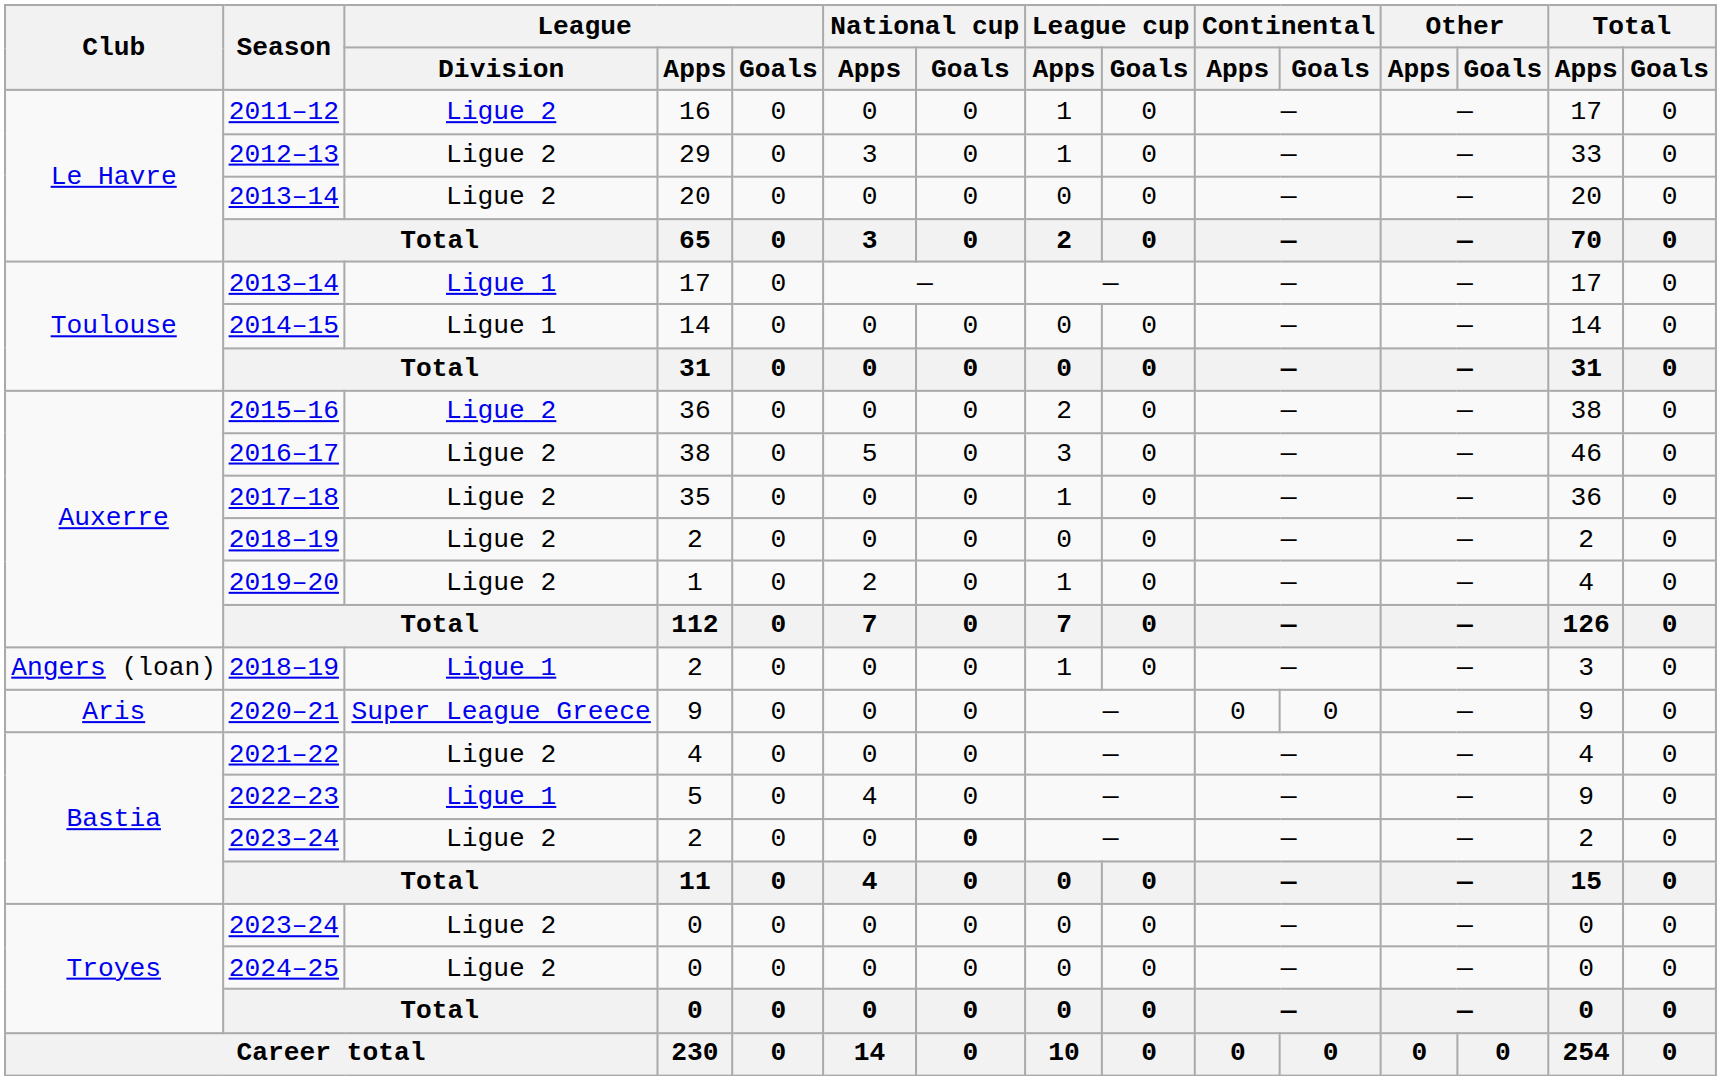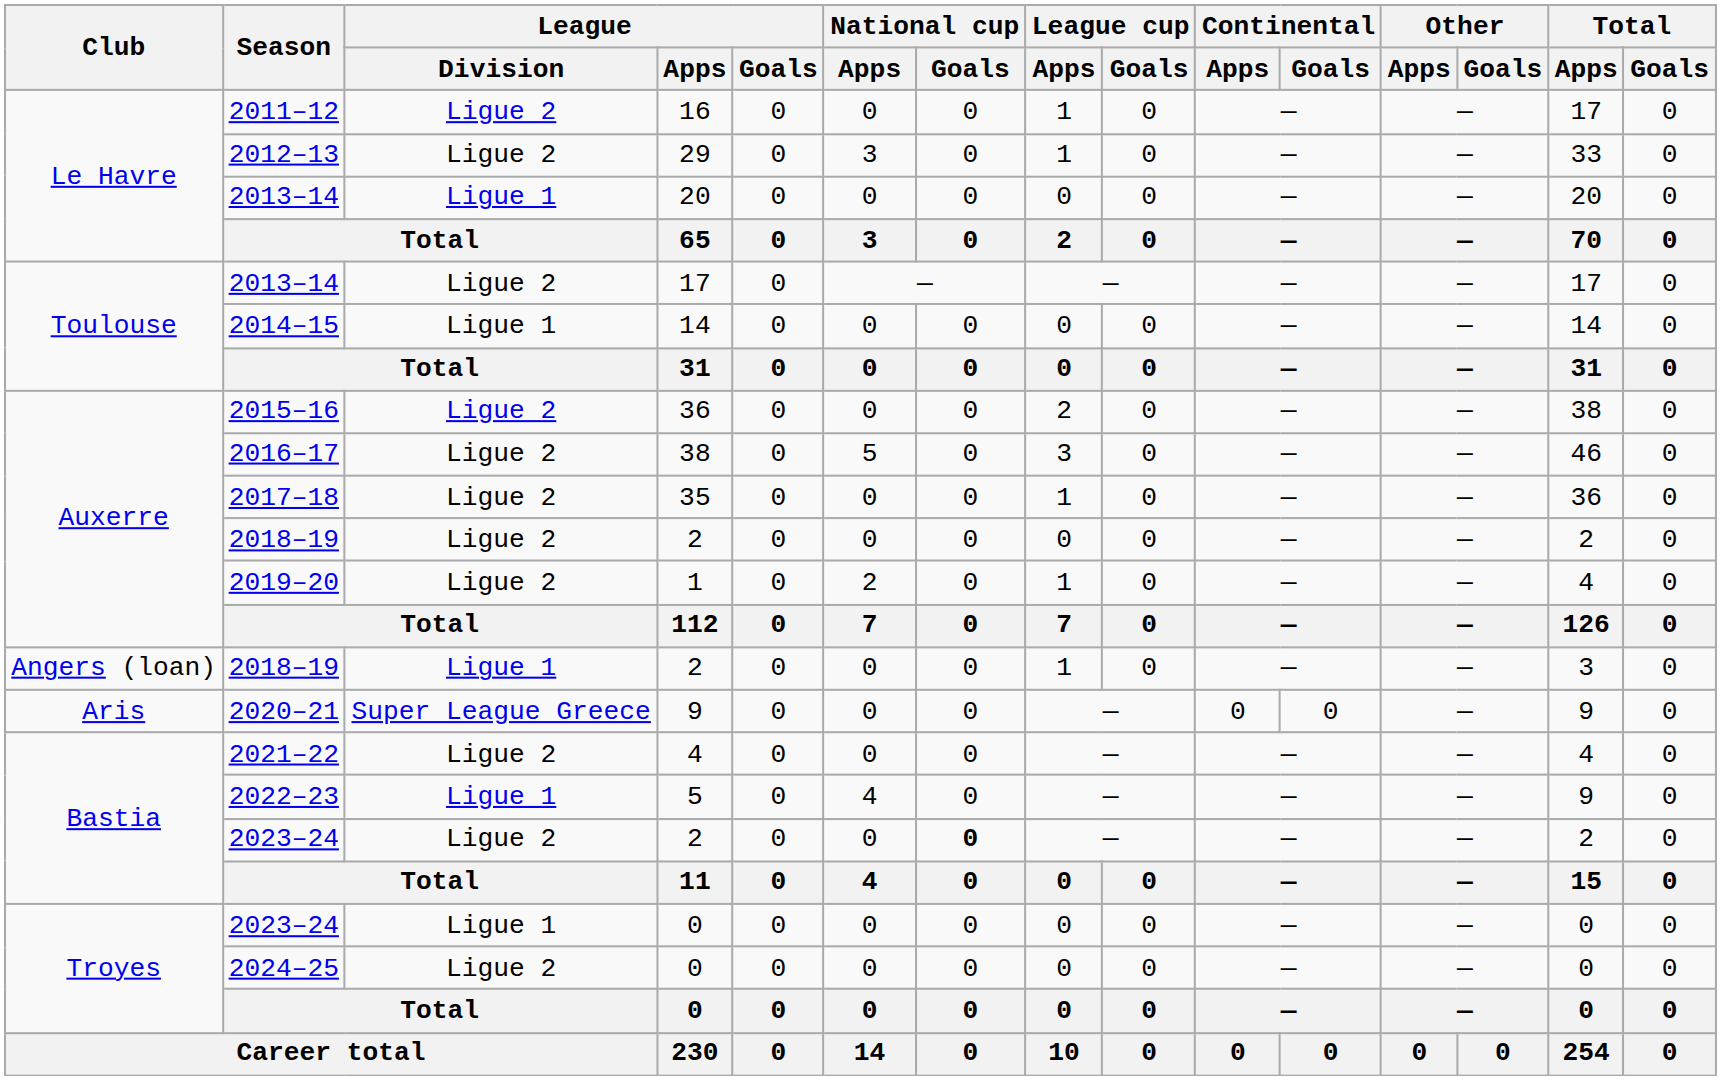(501, 198) Ligue 2 -> (501, 198) Ligue 1
(501, 283) Ligue 1 -> (501, 283) Ligue 2
(501, 925) Ligue 2 -> (501, 925) Ligue 1
